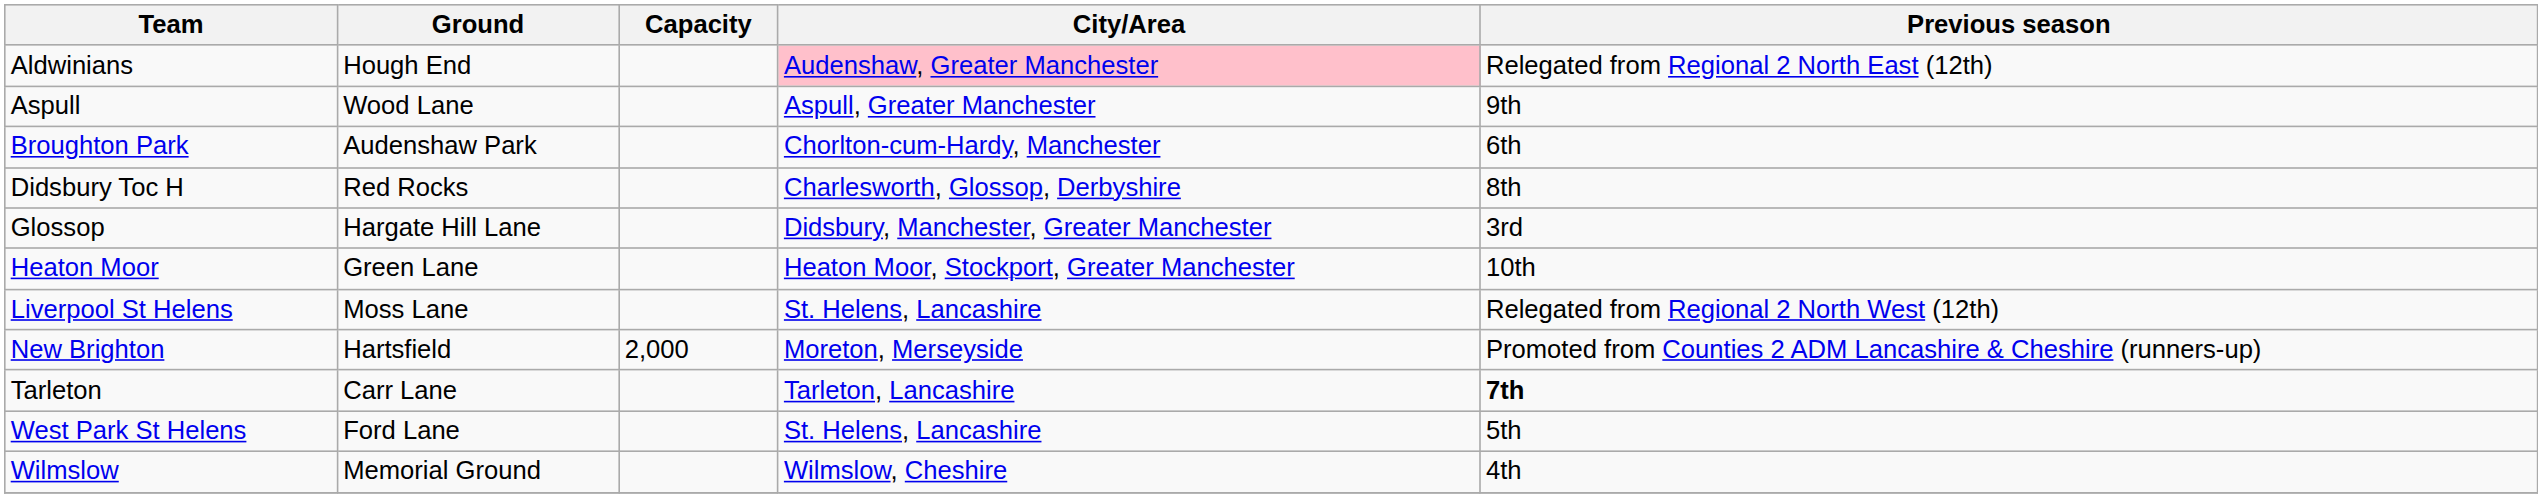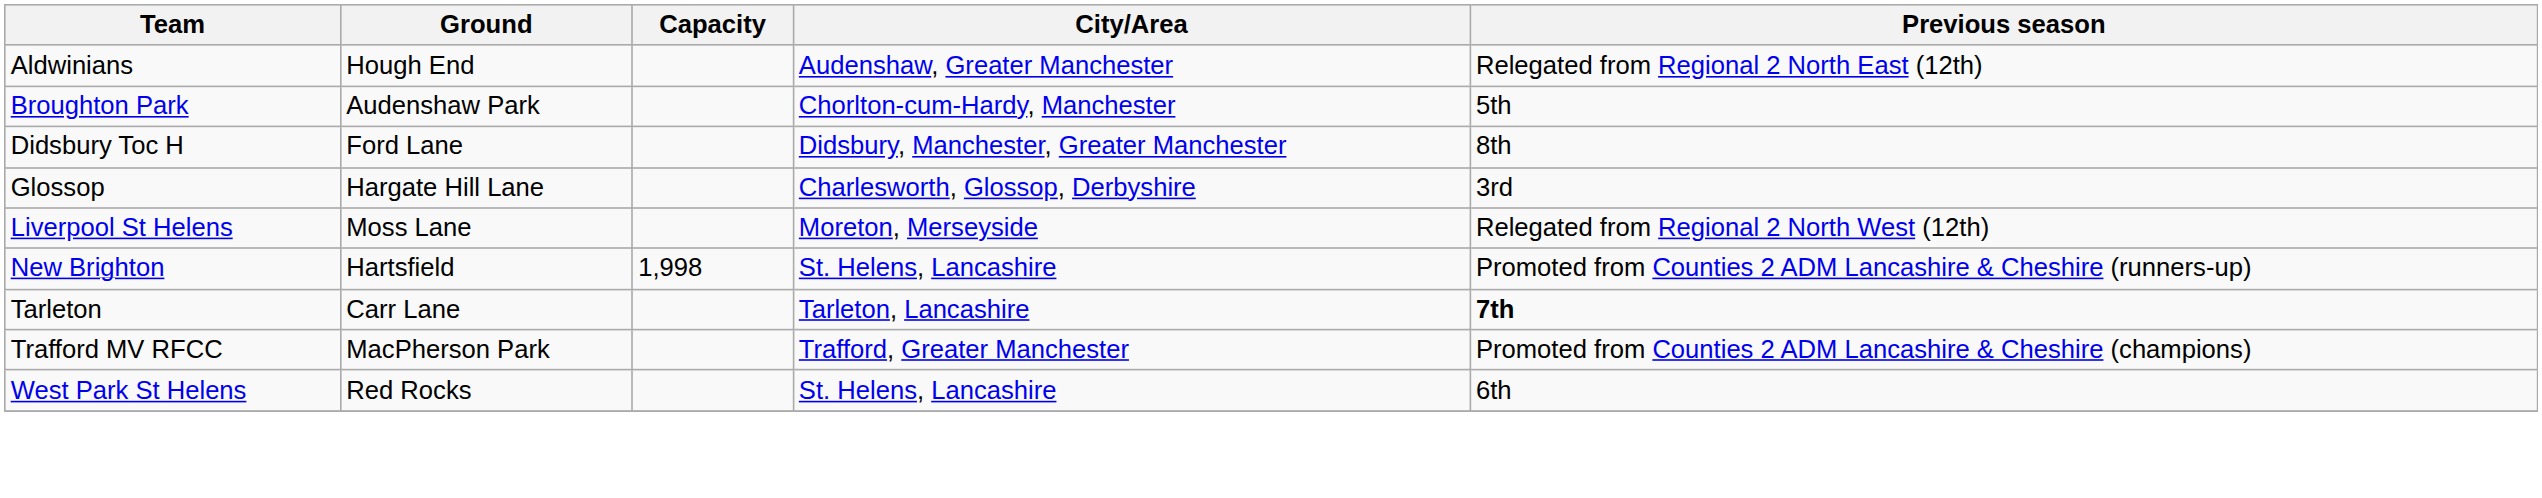(971, 65) pink background -> (986, 65) no background
- row: (46, 106)
(1504, 146) 6th -> (1494, 106) 5th
(406, 187) Red Rocks -> (405, 146) Ford Lane
(982, 187) Charlesworth, Glossop, Derbyshire -> (1043, 146) Didsbury, Manchester, Greater Manchester
(1028, 227) Didsbury, Manchester, Greater Manchester -> (997, 187) Charlesworth, Glossop, Derbyshire
- row: (85, 268)
(913, 308) St. Helens, Lancashire -> (918, 227) Moreton, Merseyside
(657, 349) 2,000 -> (670, 268) 1,998
(903, 349) Moreton, Merseyside -> (928, 268) St. Helens, Lancashire
+ row: (117, 349)
(402, 430) Ford Lane -> (409, 390) Red Rocks
(1504, 430) 5th -> (1494, 390) 6th
- row: (65, 471)
